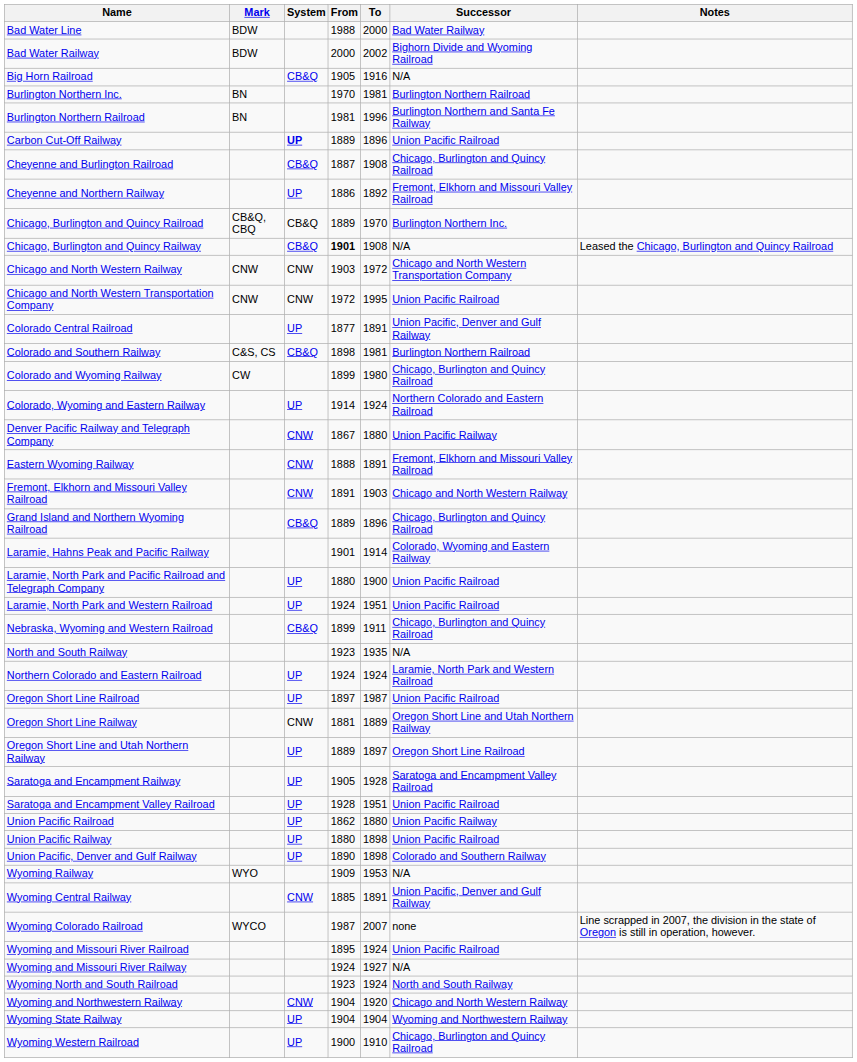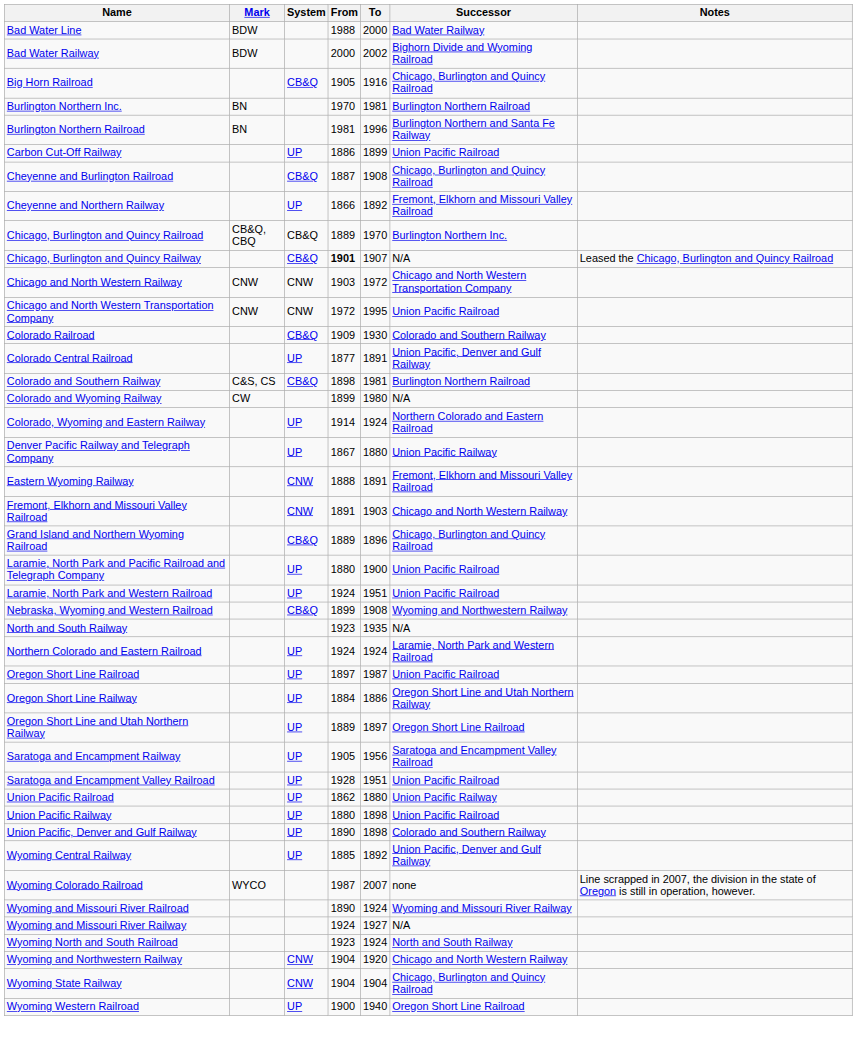(401, 77) N/A -> (469, 83) Chicago, Burlington and Quincy Railroad
(295, 141) bold -> (295, 153) normal
(343, 141) 1889 -> (343, 153) 1886
(375, 141) 1896 -> (375, 153) 1899
(343, 194) 1886 -> (343, 206) 1866
(375, 246) 1908 -> (375, 259) 1907
+ row: (51, 335)
(469, 375) Chicago, Burlington and Quincy Railroad -> (401, 399) N/A
(300, 434) CNW -> (295, 452) UP
- row: (108, 552)
(375, 629) 1911 -> (375, 610) 1908
(469, 629) Chicago, Burlington and Quincy Railroad -> (480, 610) Wyoming and Northwestern Railway
(300, 722) CNW -> (295, 698) UP
(343, 722) 1881 -> (343, 698) 1884
(375, 722) 1889 -> (375, 698) 1886
(375, 781) 1928 -> (375, 757) 1956
- row: (50, 874)
(300, 897) CNW -> (295, 855) UP
(375, 897) 1891 -> (375, 855) 1892
(343, 950) 1895 -> (343, 908) 1890
(446, 950) Union Pacific Railroad -> (482, 908) Wyoming and Missouri River Railway
(295, 1019) UP -> (300, 983) CNW
(480, 1019) Wyoming and Northwestern Railway -> (469, 983) Chicago, Burlington and Quincy Railroad
(375, 1042) 1910 -> (375, 1007) 1940
(469, 1042) Chicago, Burlington and Quincy Railroad -> (458, 1007) Oregon Short Line Railroad
